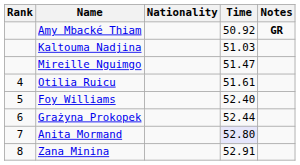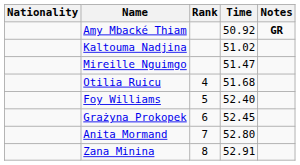columns swapped: (20, 13) <-> (182, 13)
(239, 48) 51.03 -> (239, 48) 51.02
(239, 83) 51.61 -> (239, 83) 51.68
(239, 118) 52.44 -> (239, 118) 52.45
(239, 135) lavender background -> (239, 135) no background
